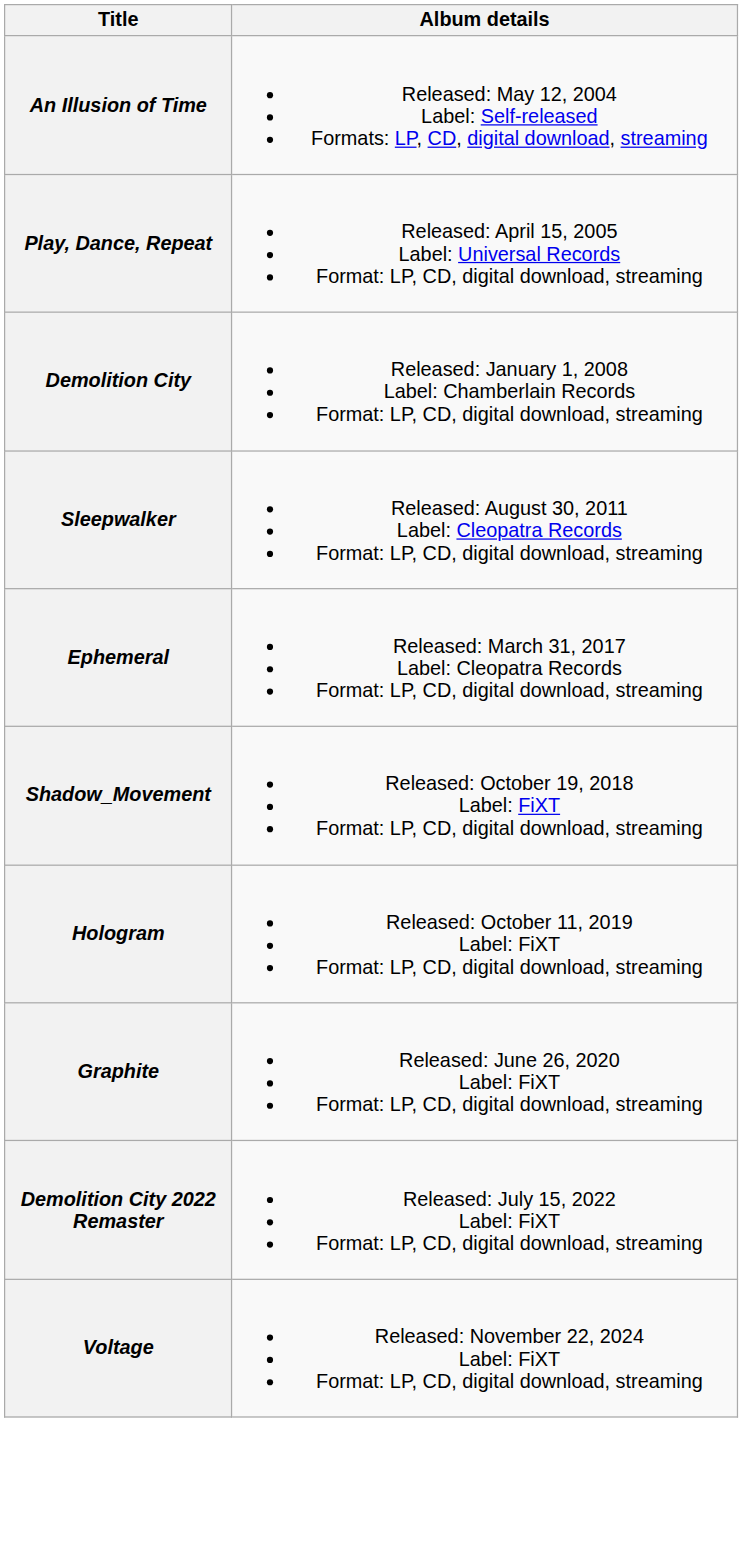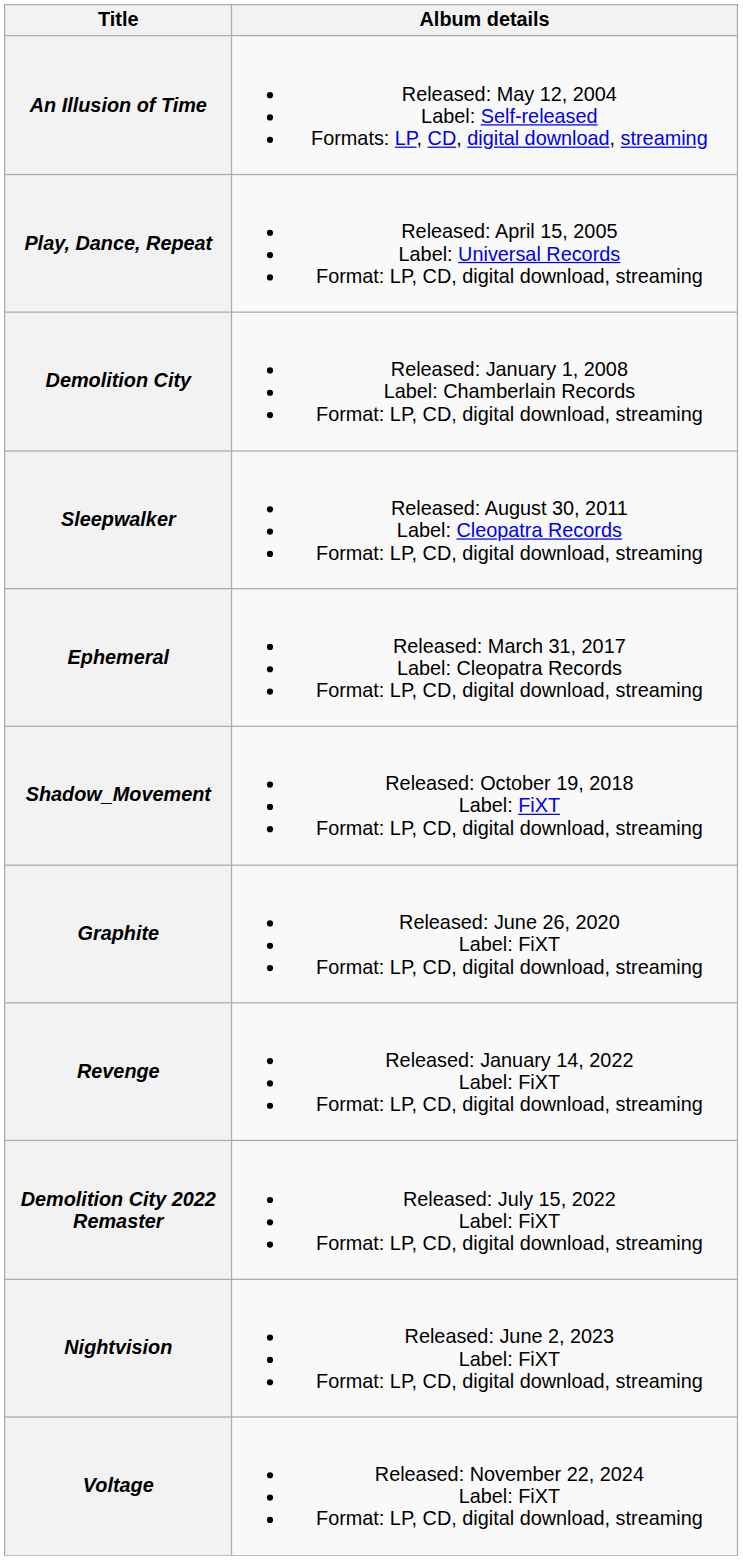- row: (118, 933)
+ row: (118, 1071)
+ row: (118, 1347)
